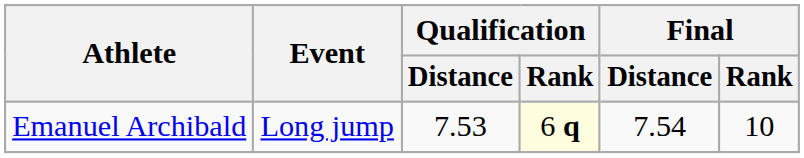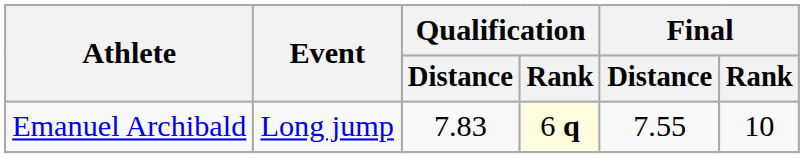(460, 126) 7.53 -> (460, 126) 7.83
(660, 126) 7.54 -> (660, 126) 7.55
